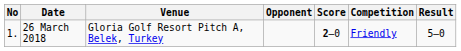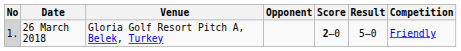columns swapped: (436, 12) <-> (382, 12)
(12, 33) no background -> (12, 33) lightgrey background
